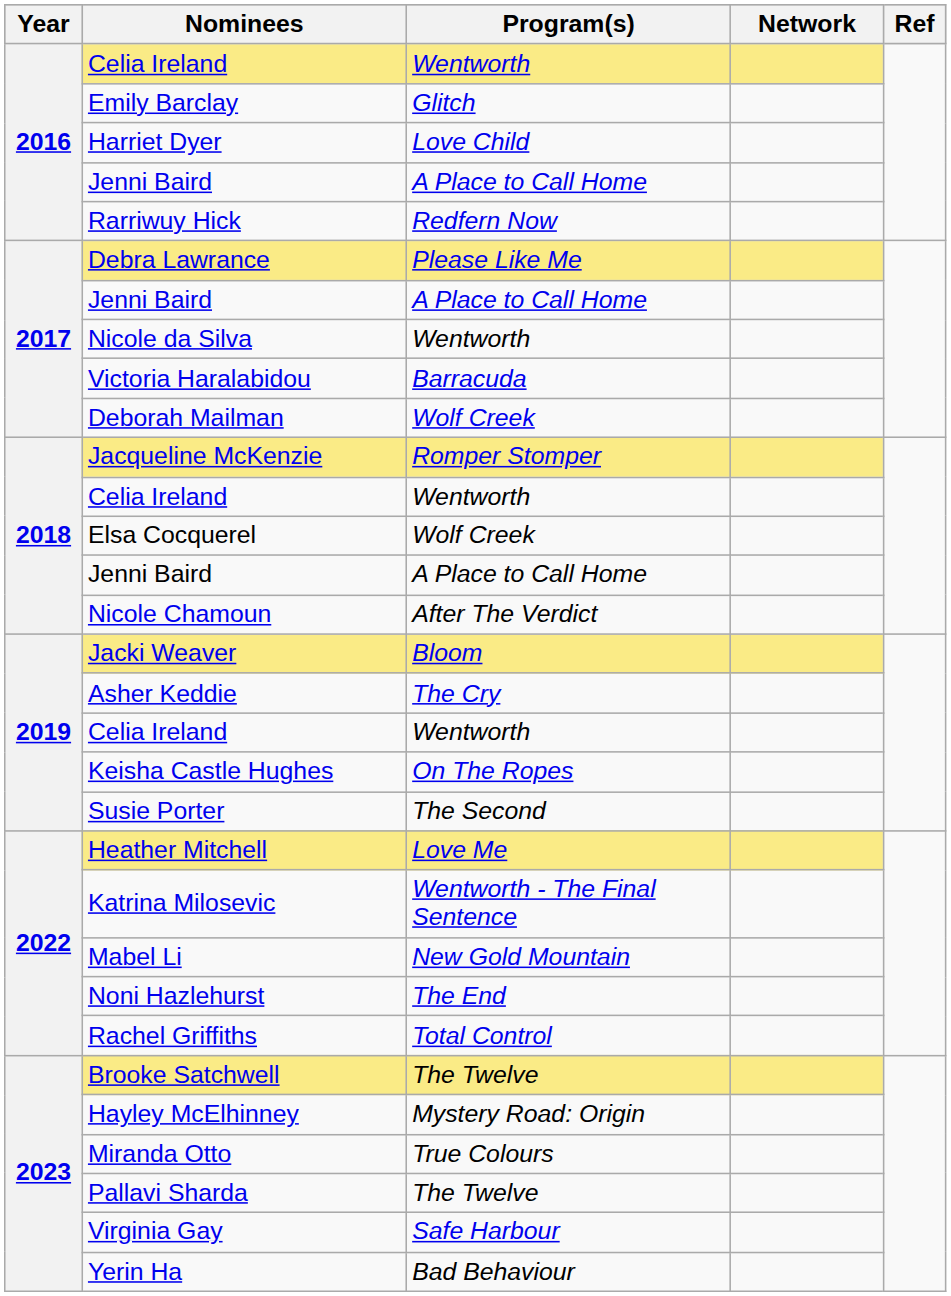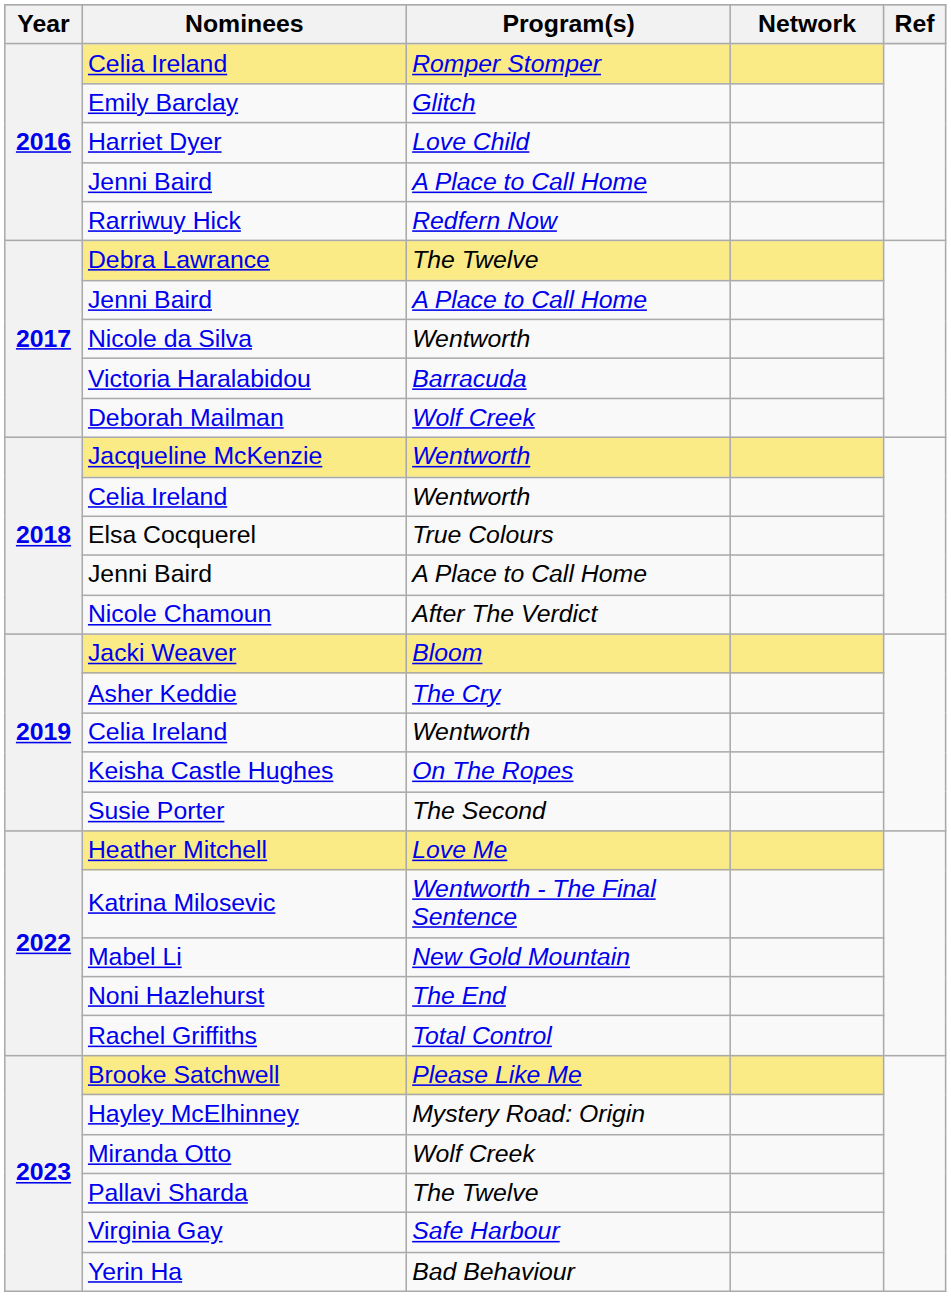(471, 63) Wentworth -> (507, 63) Romper Stomper
(497, 260) Please Like Me -> (475, 260) The Twelve
(507, 456) Romper Stomper -> (471, 456) Wentworth
(473, 535) Wolf Creek -> (483, 535) True Colours
(475, 1074) The Twelve -> (497, 1074) Please Like Me
(483, 1153) True Colours -> (473, 1153) Wolf Creek
